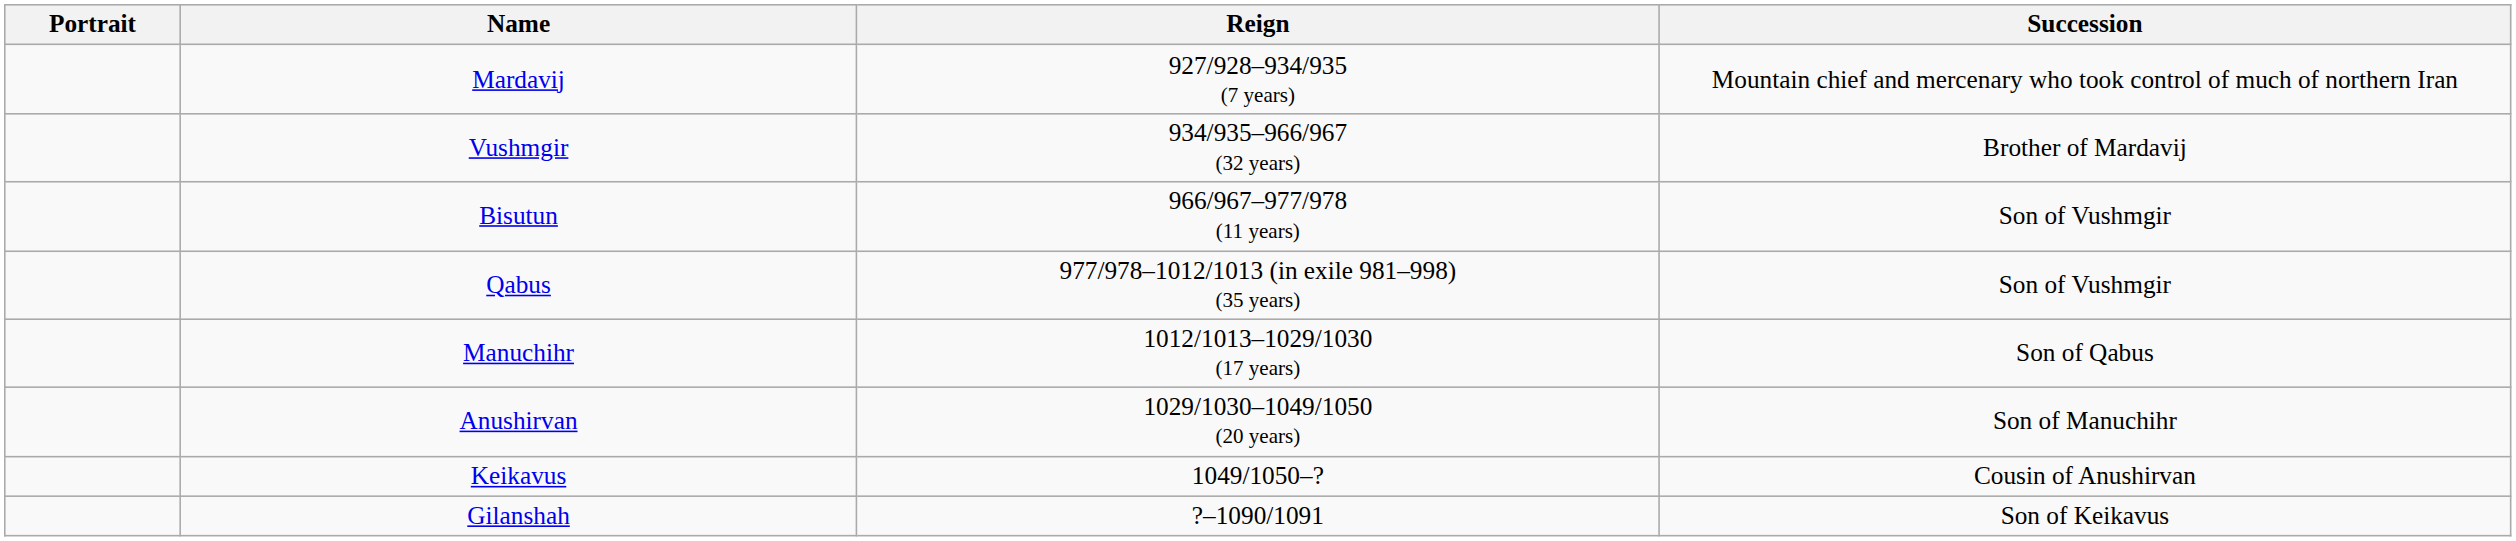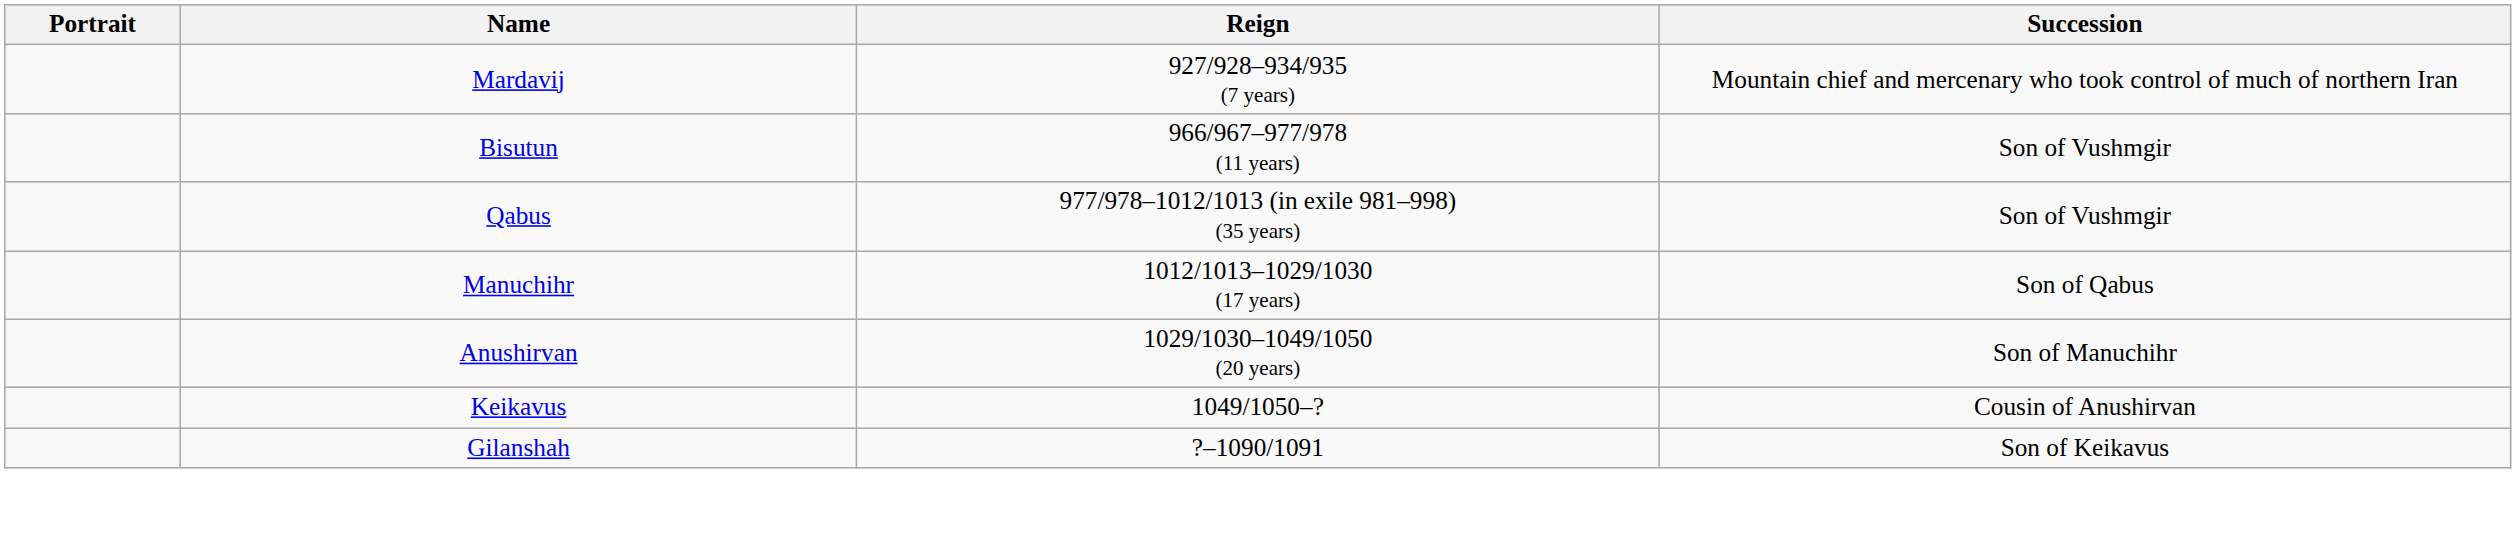- row: (519, 147)
